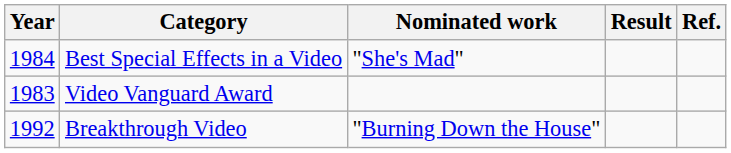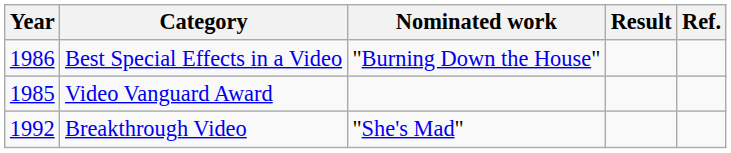(32, 57) 1984 -> (32, 57) 1986
(408, 57) "She's Mad" -> (476, 57) "Burning Down the House"
(32, 93) 1983 -> (32, 93) 1985
(476, 128) "Burning Down the House" -> (408, 128) "She's Mad"
